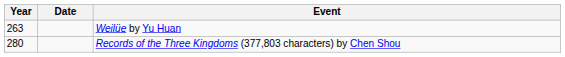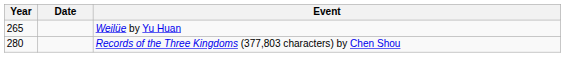(15, 28) 263 -> (15, 28) 265
